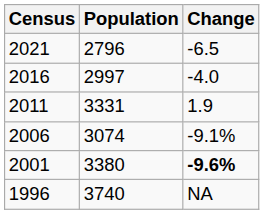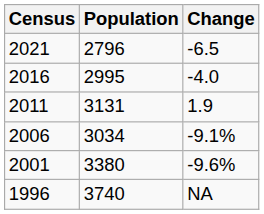(104, 77) 2997 -> (104, 77) 2995
(104, 106) 3331 -> (104, 106) 3131
(104, 135) 3074 -> (104, 135) 3034
(211, 164) bold -> (211, 164) normal
